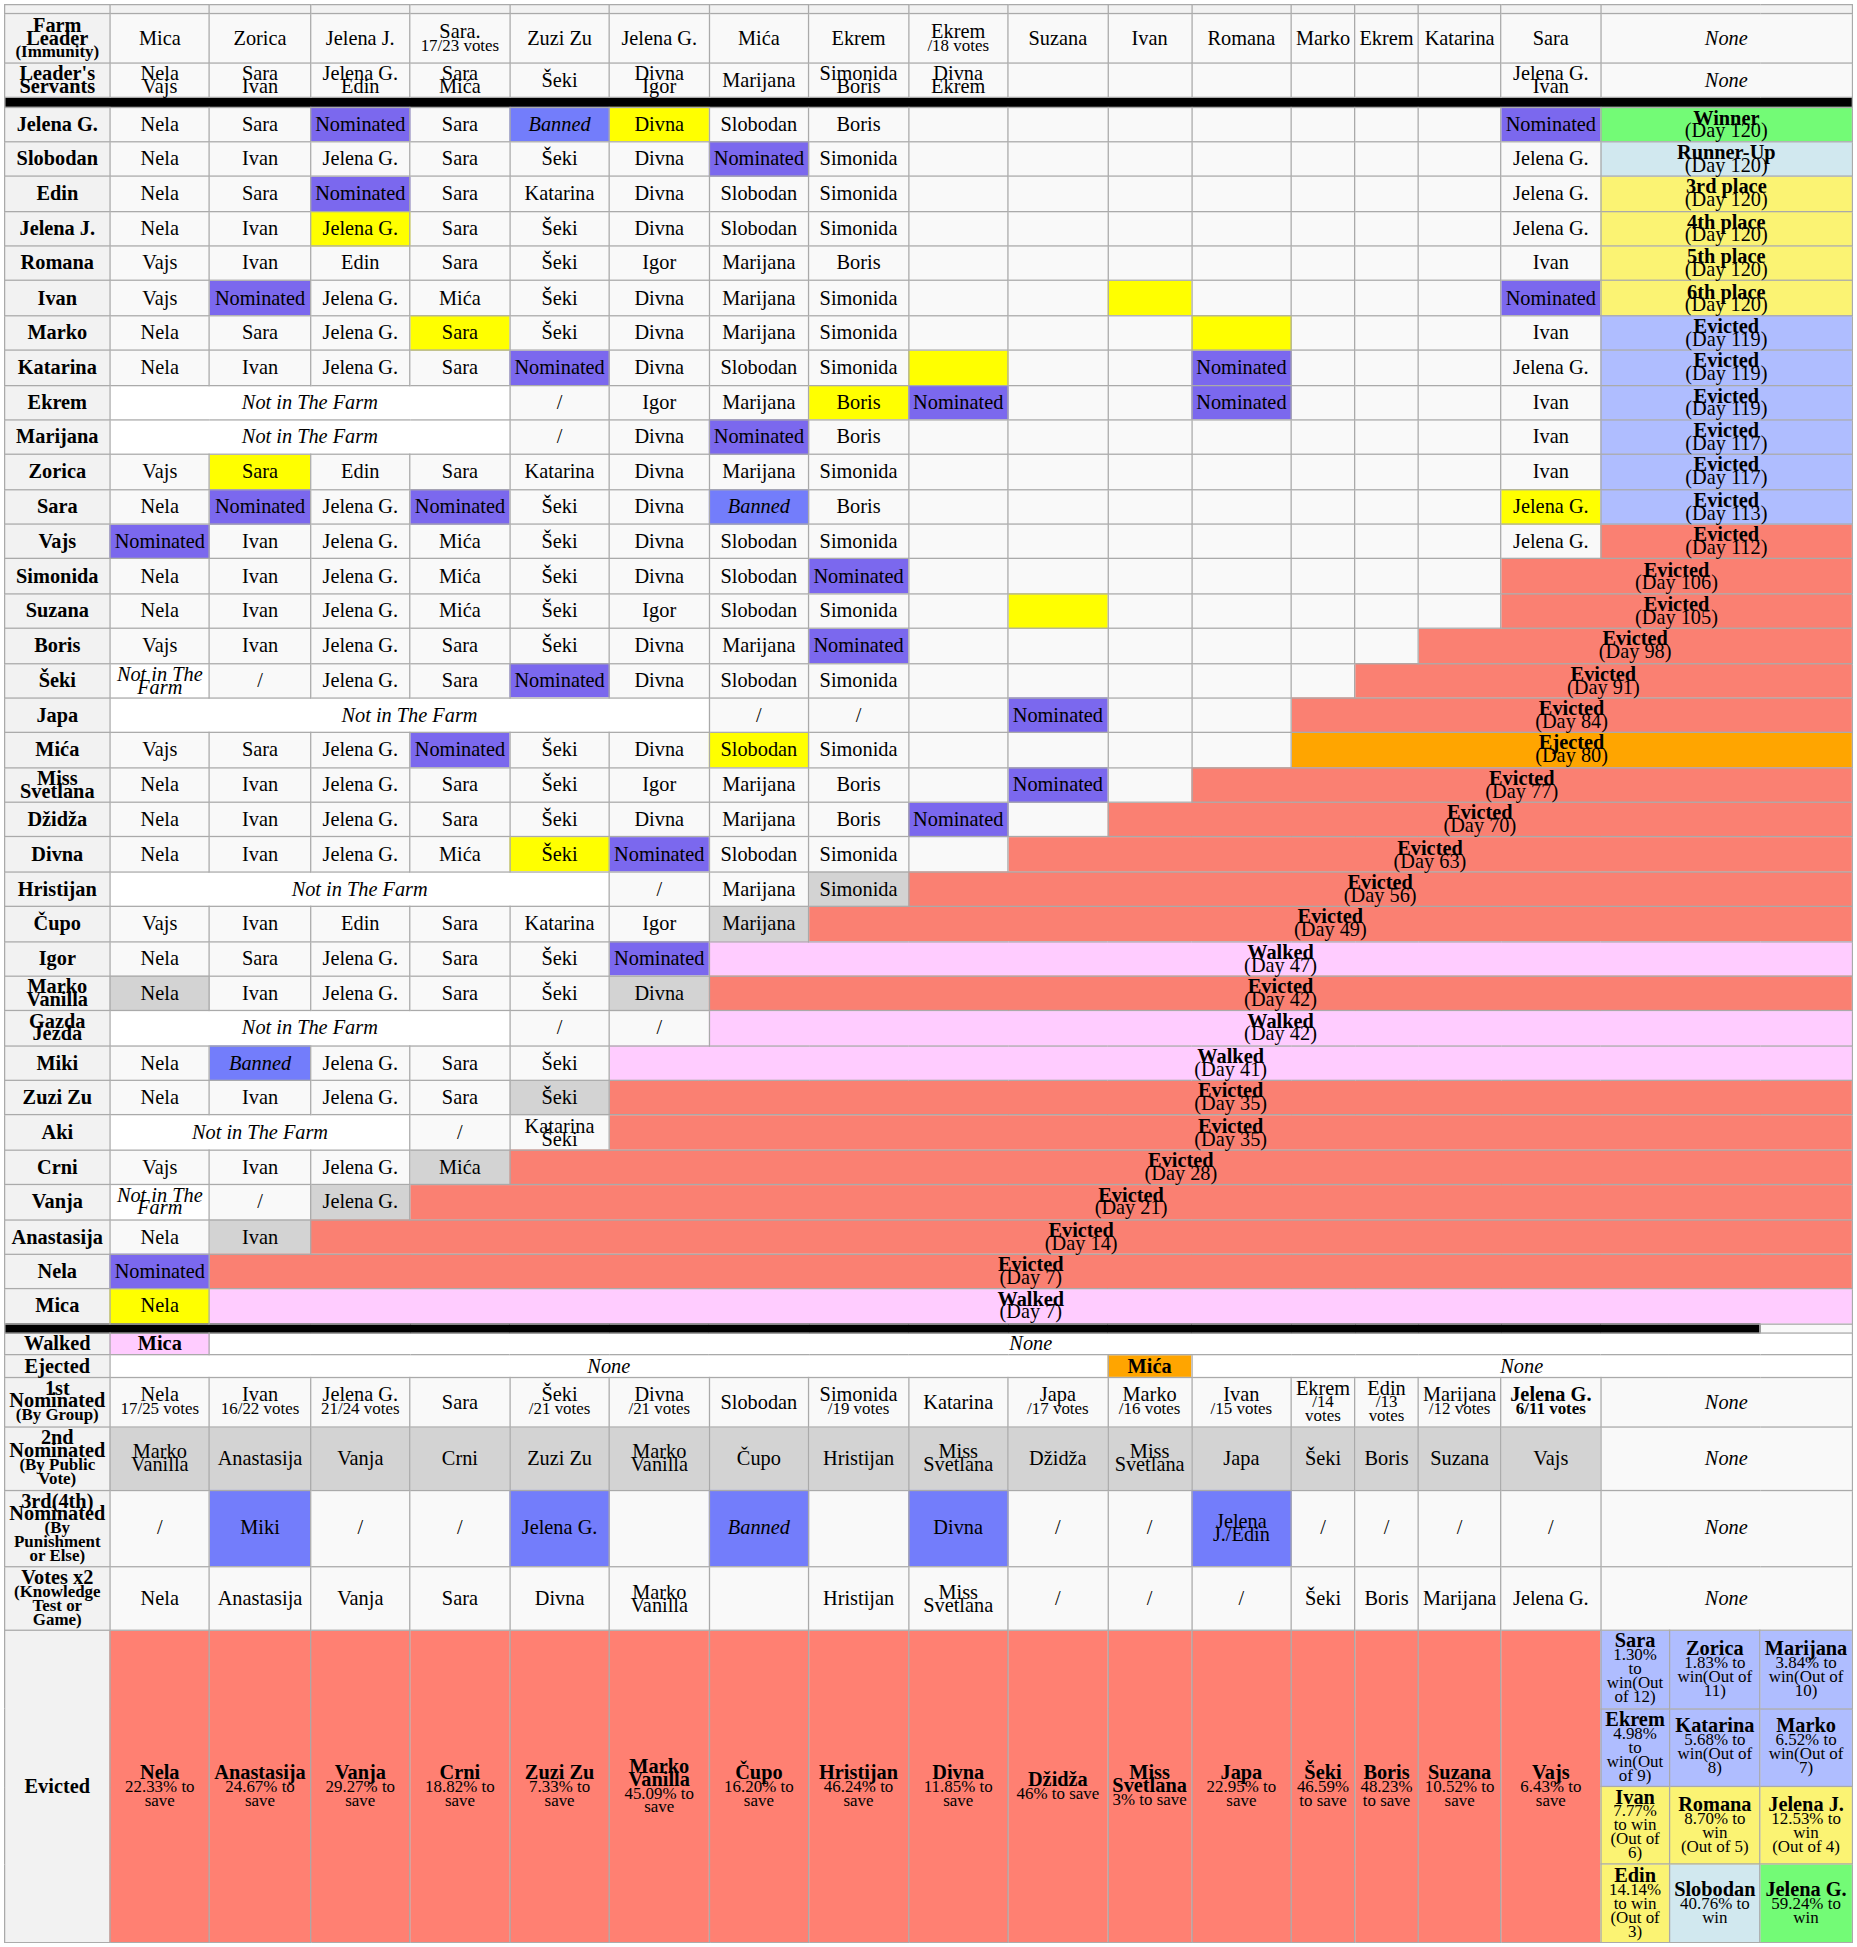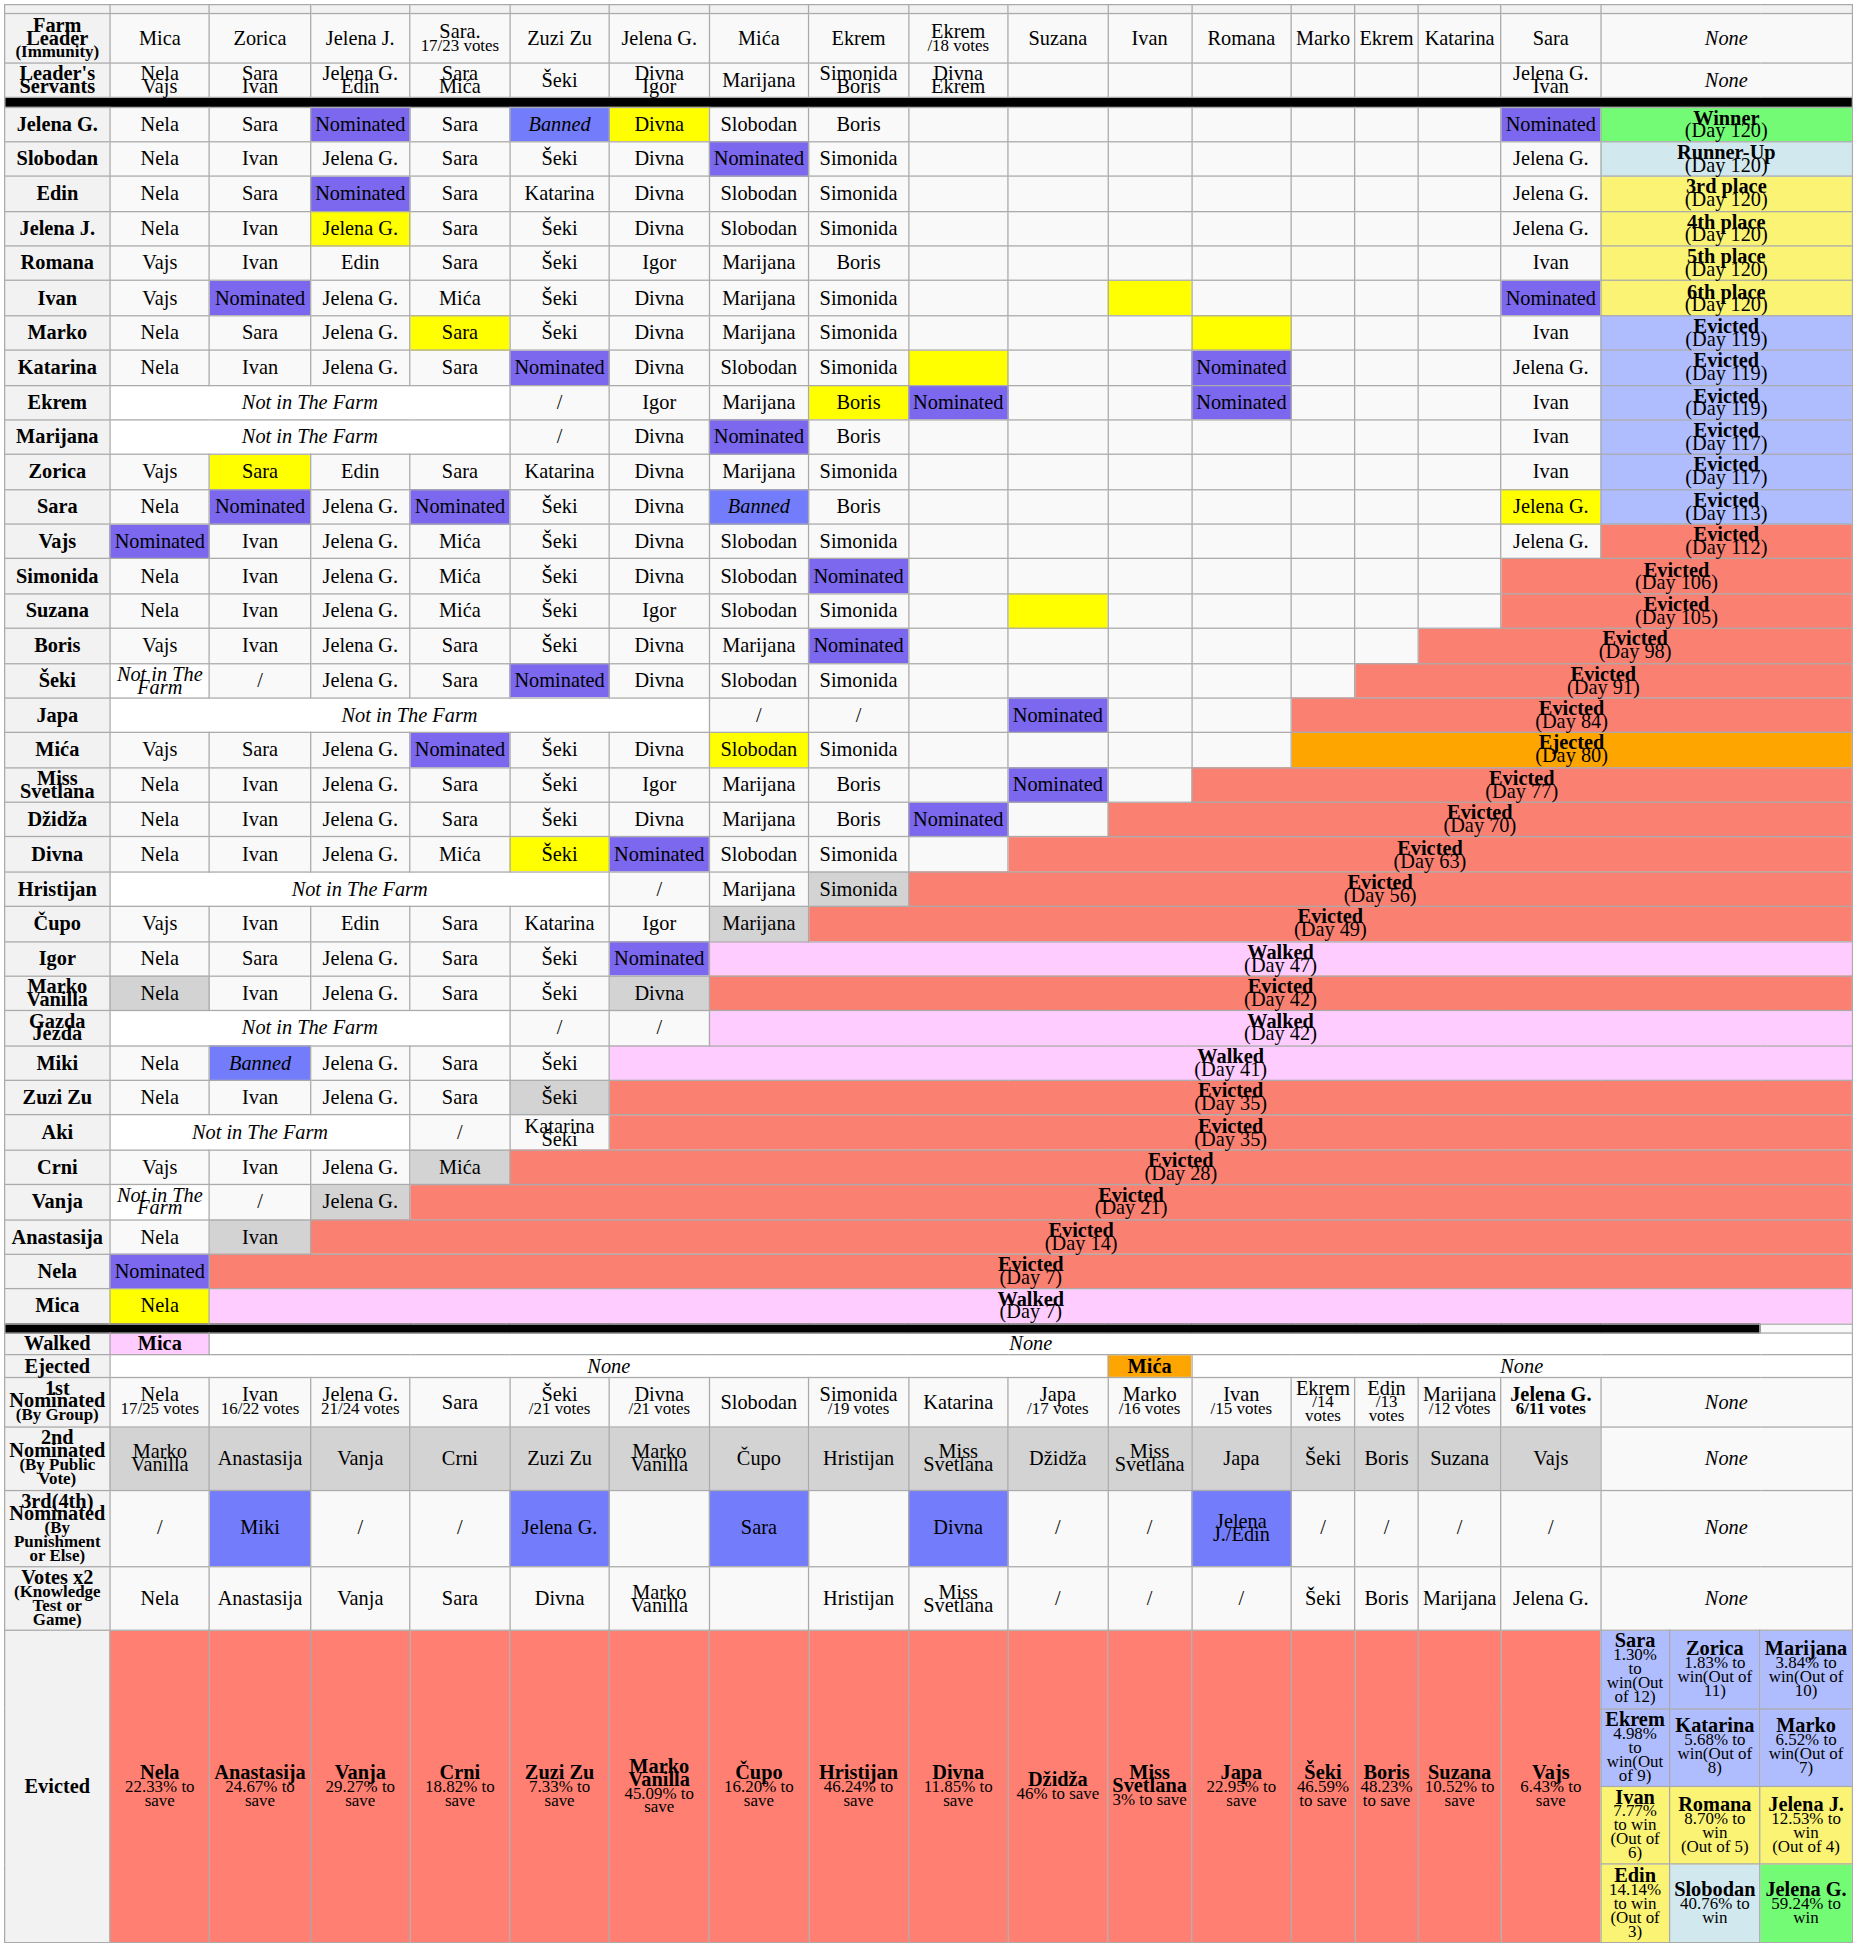(759, 1528) Banned -> (759, 1528) Sara
